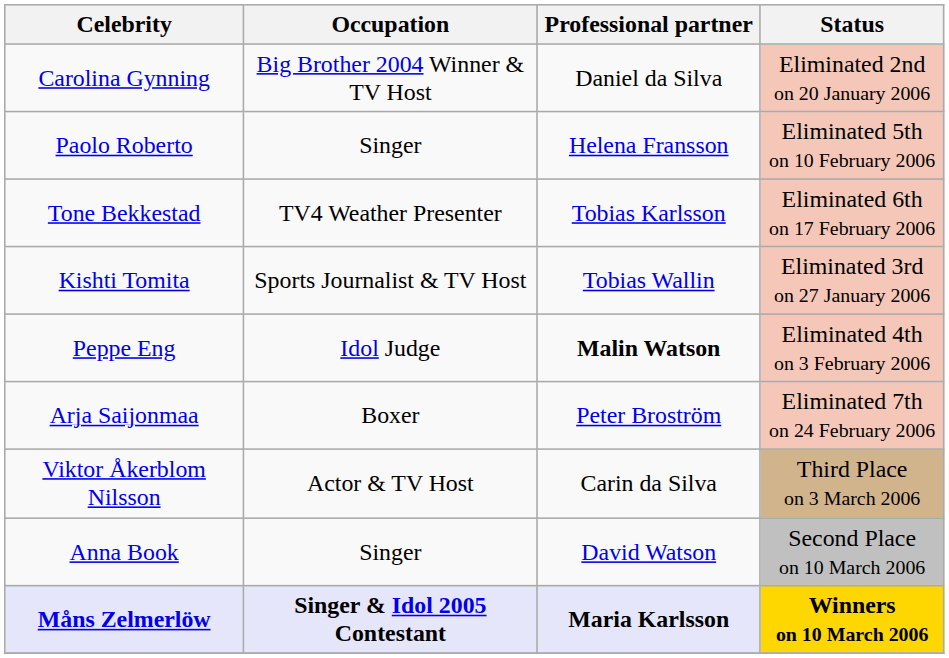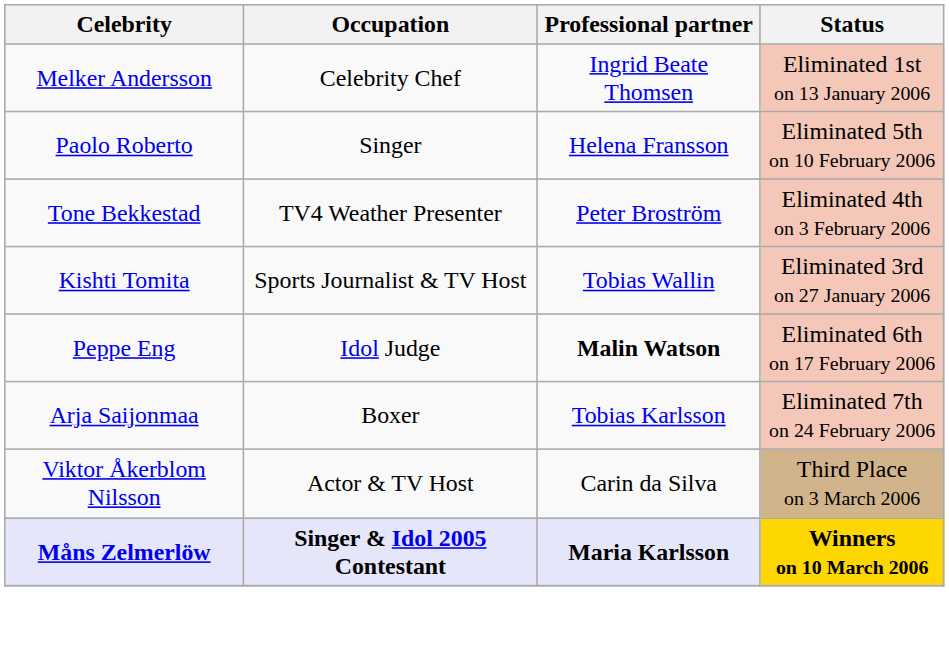+ row: (124, 77)
- row: (124, 77)
(649, 213) Tobias Karlsson -> (649, 213) Peter Broström
(852, 213) Eliminated 6th on 17 February 2006 -> (852, 213) Eliminated 4th on 3 February 2006
(852, 348) Eliminated 4th on 3 February 2006 -> (852, 348) Eliminated 6th on 17 February 2006
(649, 415) Peter Broström -> (649, 415) Tobias Karlsson
- row: (124, 551)
